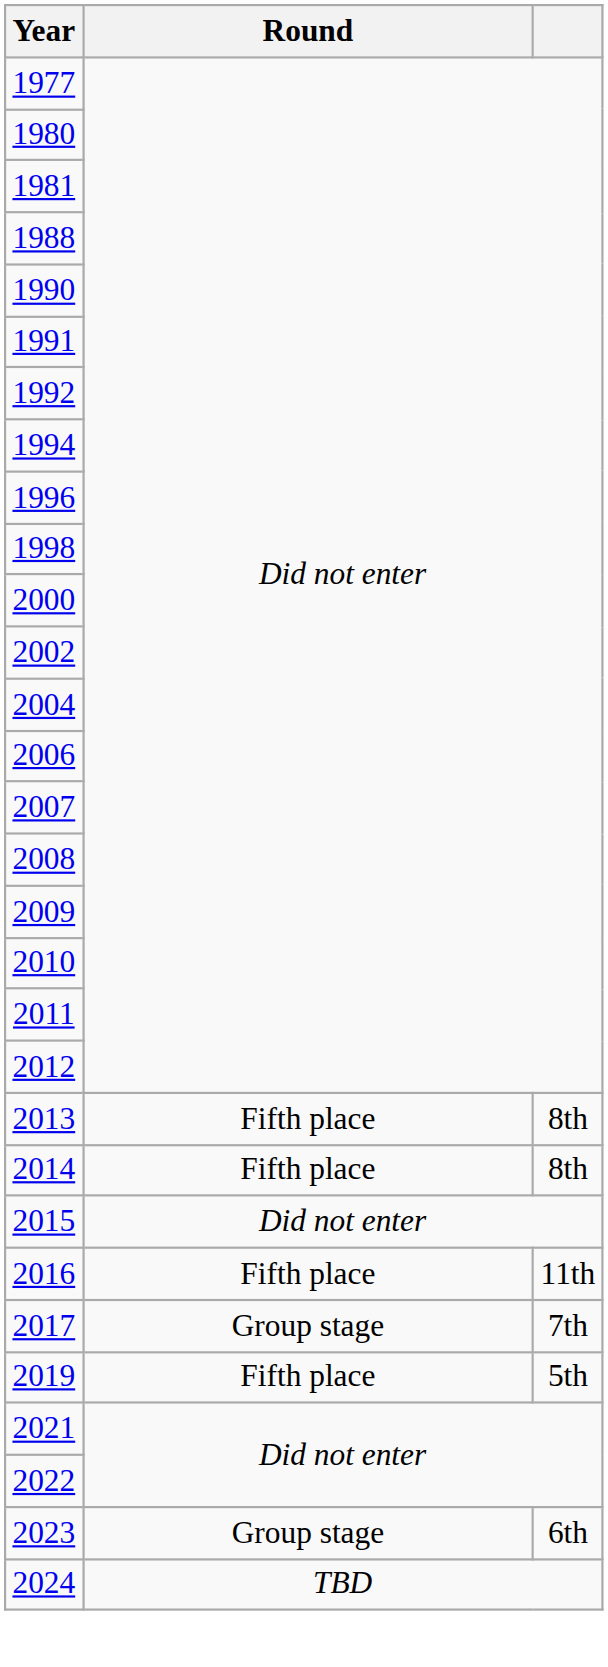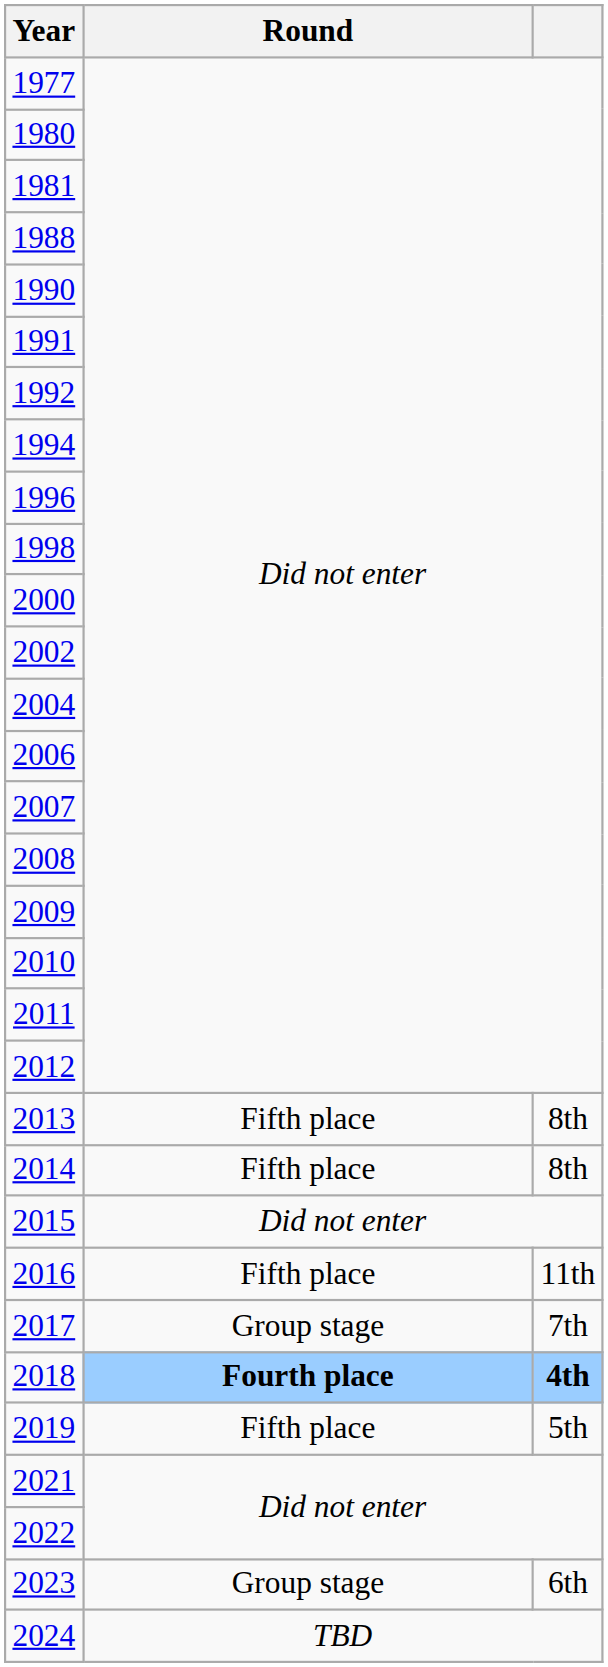+ row: (44, 1376)
